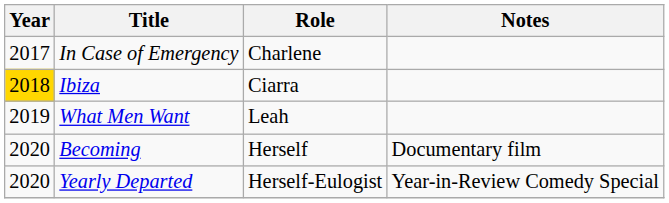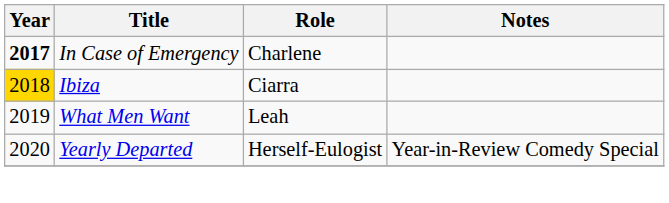(30, 52) normal -> (30, 52) bold
- row: (100, 149)
